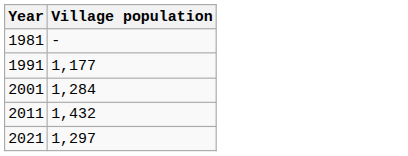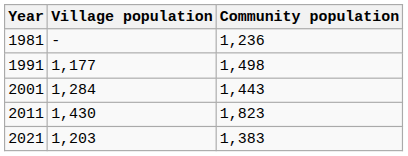+ column: (309, 17)
(74, 114) 1,432 -> (74, 114) 1,430
(74, 139) 1,297 -> (74, 139) 1,203
